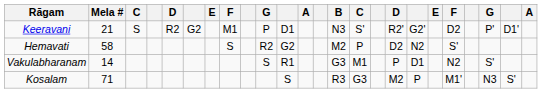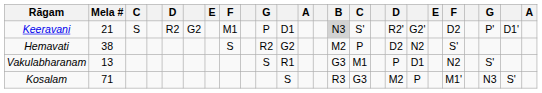(339, 29) no background -> (339, 29) lightgrey background
(107, 46) 58 -> (107, 46) 38
(107, 63) 14 -> (107, 63) 13
